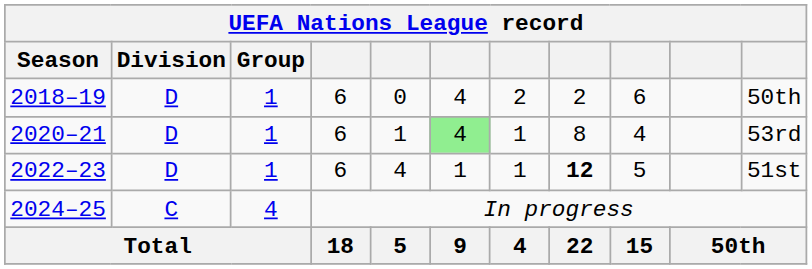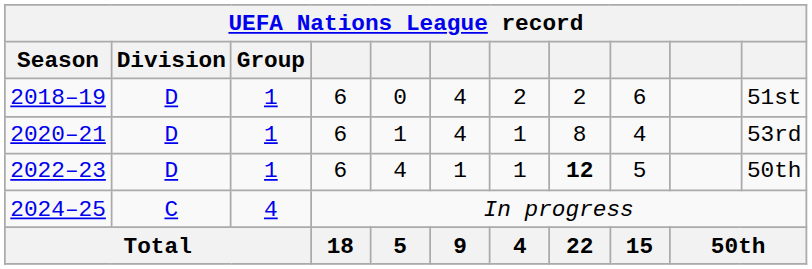(774, 98) 50th -> (774, 98) 51st
(460, 135) lightgreen background -> (460, 135) no background
(774, 172) 51st -> (774, 172) 50th
